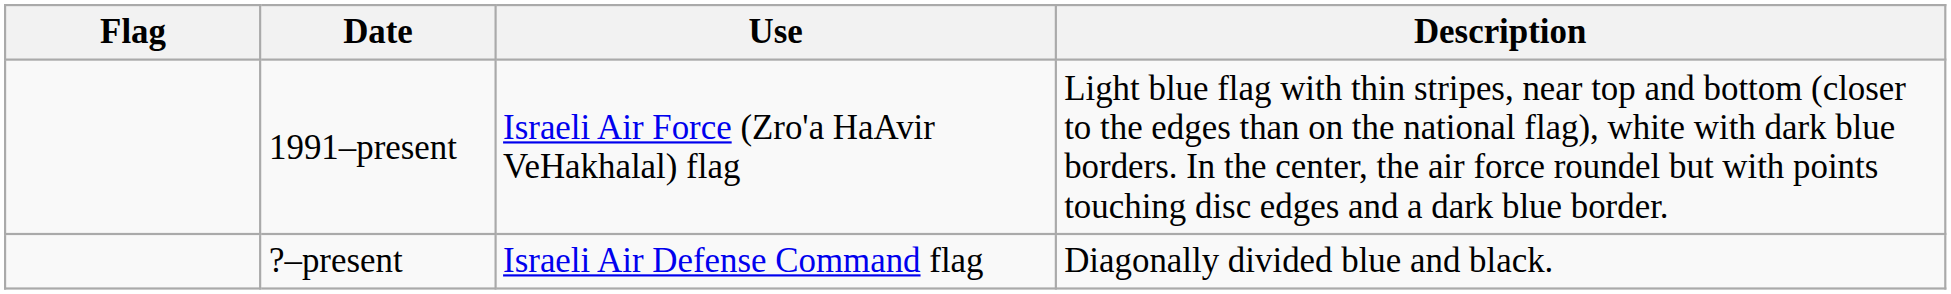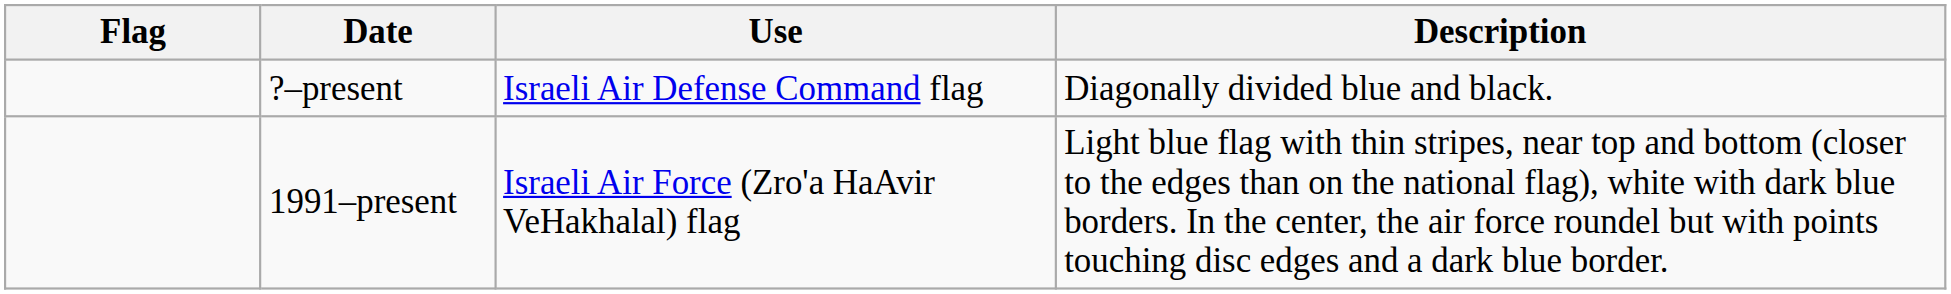rows swapped: (363, 146) <-> (336, 260)
